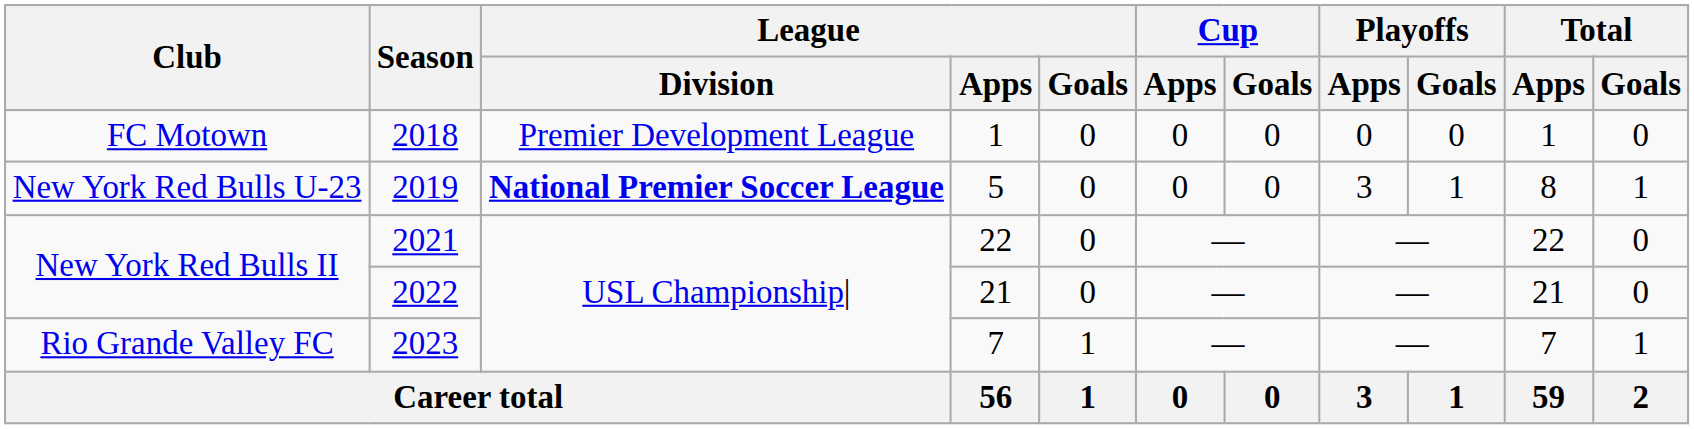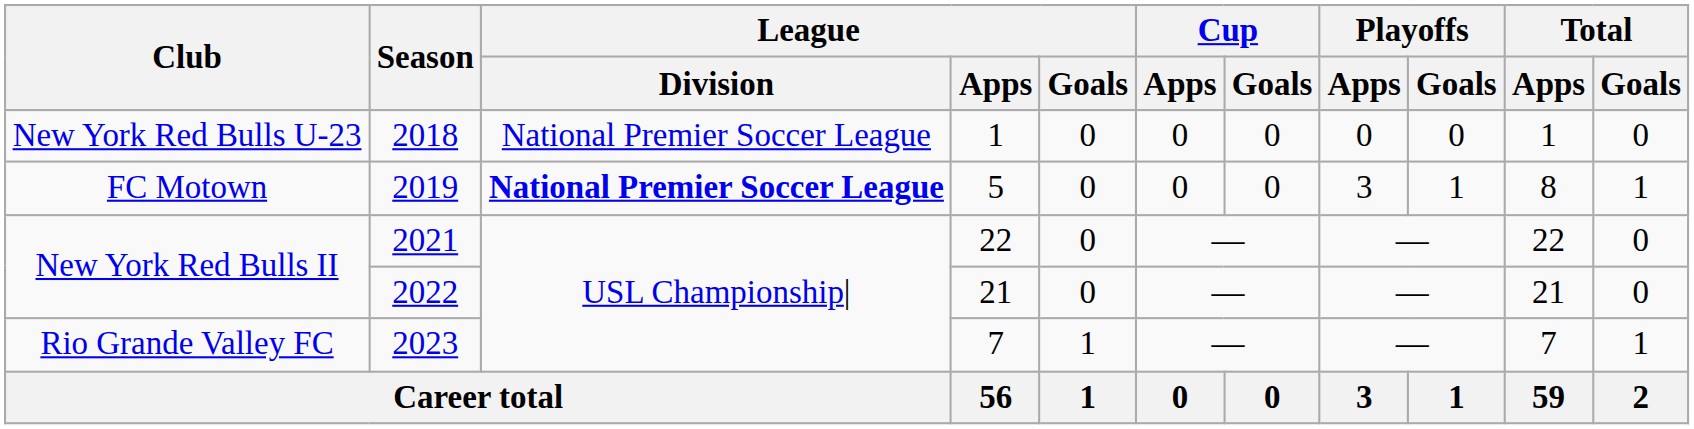(187, 135) FC Motown -> (187, 135) New York Red Bulls U-23
(716, 135) Premier Development League -> (716, 135) National Premier Soccer League
(187, 187) New York Red Bulls U-23 -> (187, 187) FC Motown
